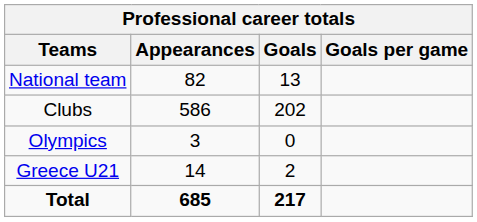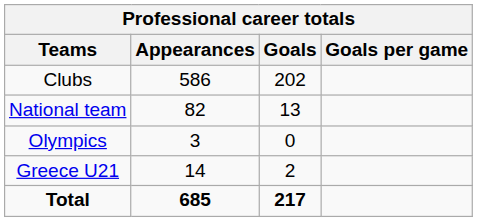rows swapped: (68, 110) <-> (68, 79)
